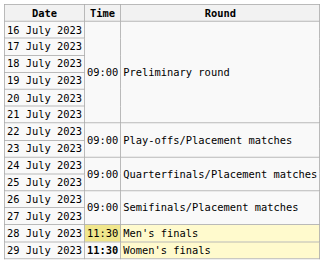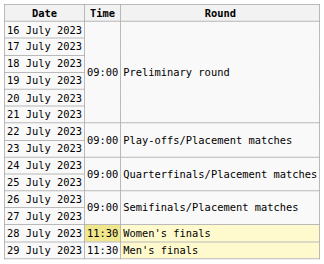(161, 233) Men's finals -> (167, 233) Women's finals
(103, 250) bold -> (103, 250) normal
(167, 250) Women's finals -> (161, 250) Men's finals
